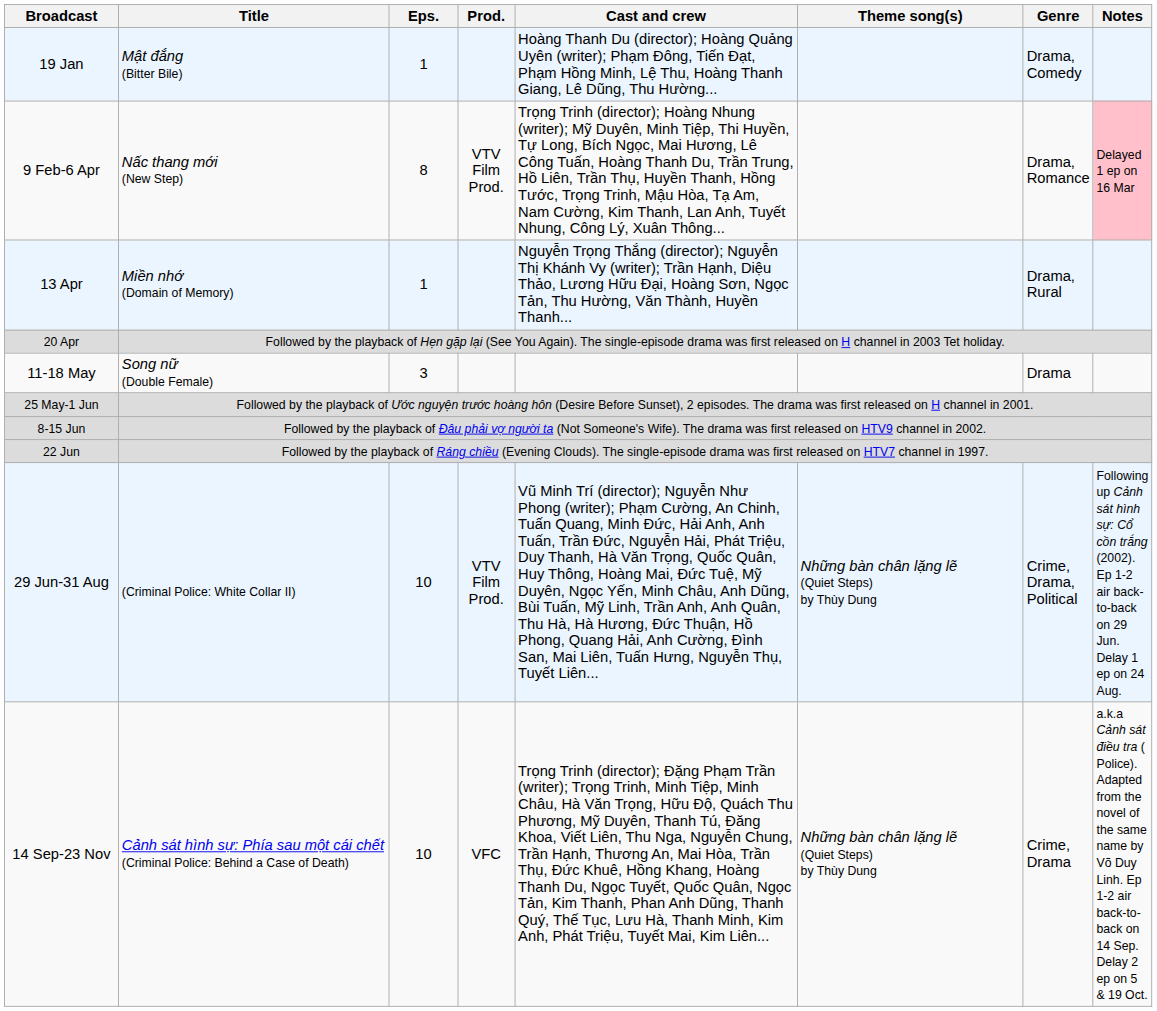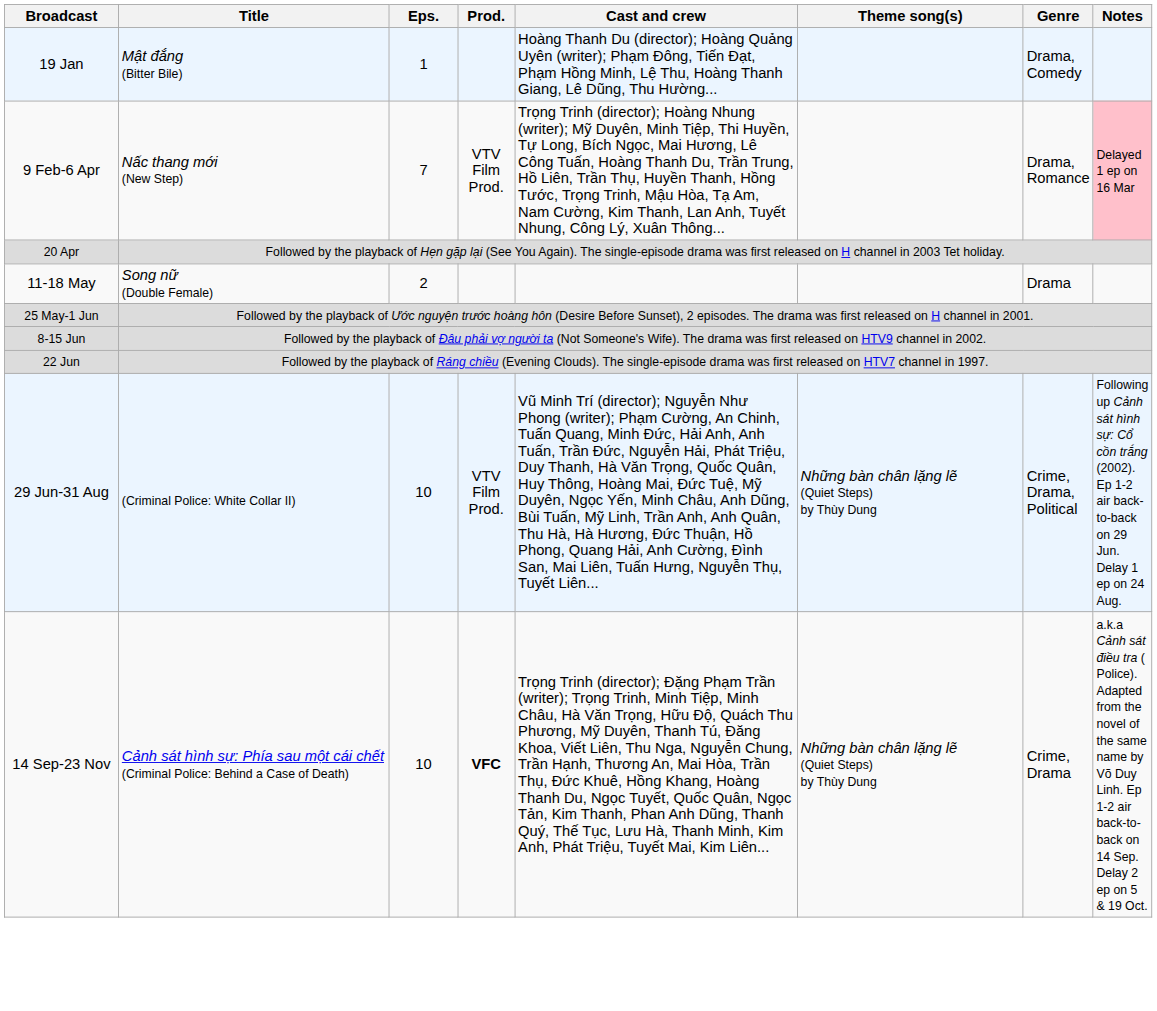(424, 170) 8 -> (424, 170) 7
- row: (61, 284)
(424, 373) 3 -> (424, 283) 2
(486, 854) normal -> (486, 764) bold
